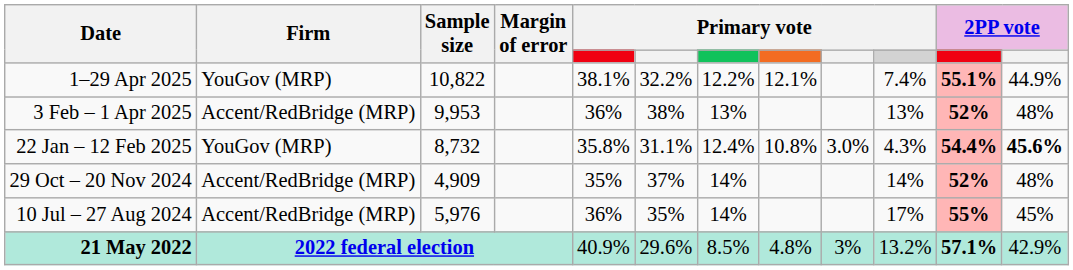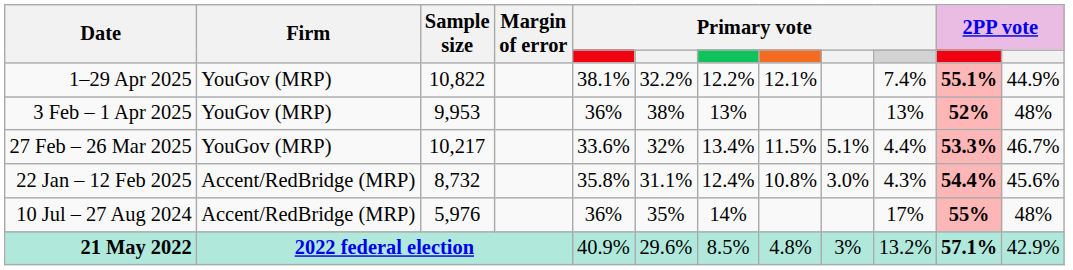(308, 113) Accent/RedBridge (MRP) -> (266, 113) YouGov (MRP)
+ row: (101, 147)
(266, 147) YouGov (MRP) -> (308, 180) Accent/RedBridge (MRP)
(1035, 147) bold -> (1033, 180) normal
- row: (101, 180)
(1035, 214) 45% -> (1033, 214) 48%
